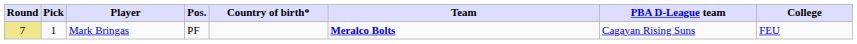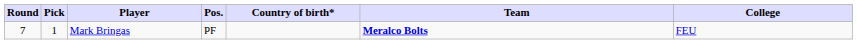- column: (678, 13)
(23, 30) khaki background -> (23, 30) no background
